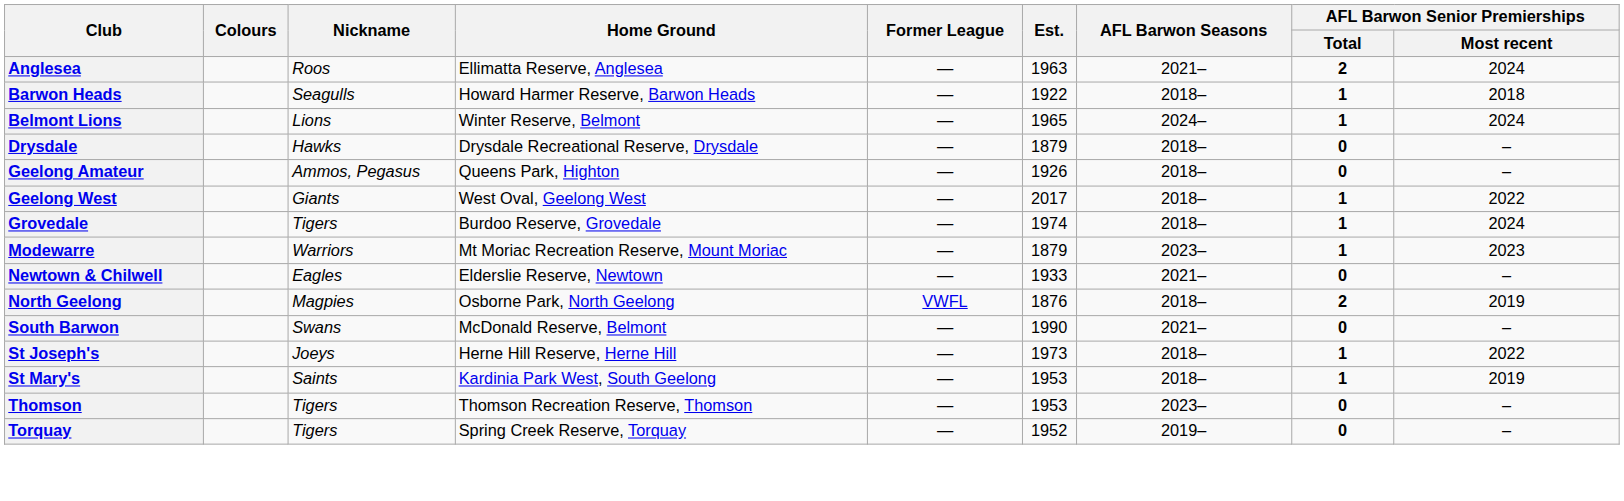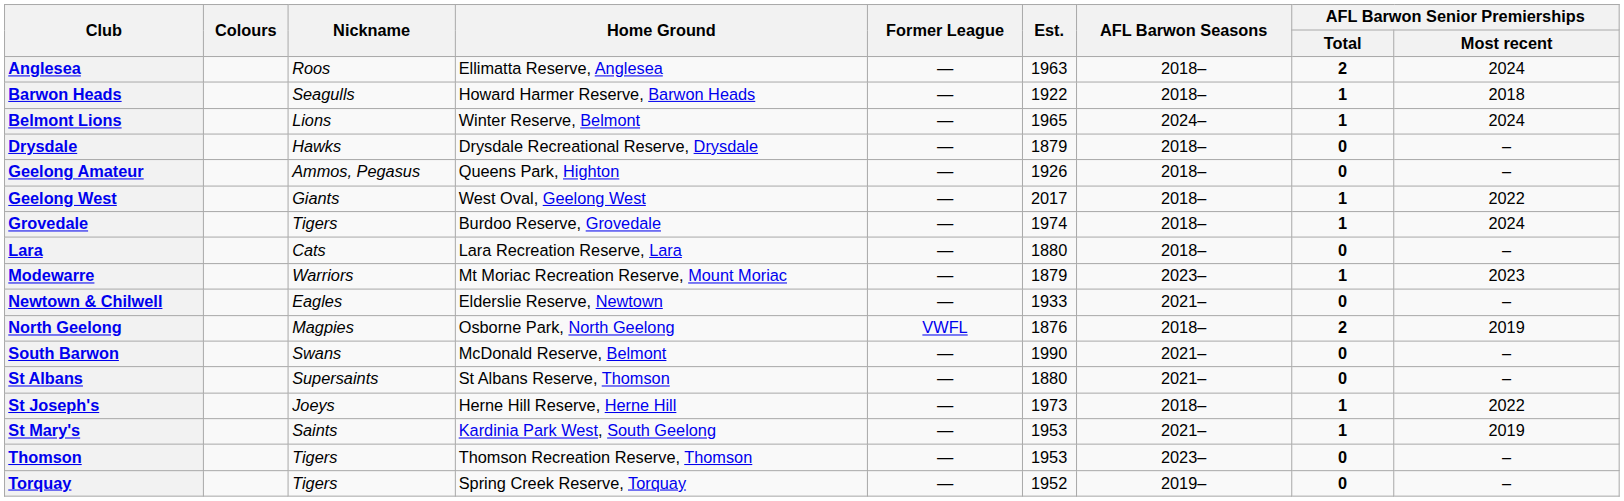(1184, 69) 2021– -> (1184, 69) 2018–
+ row: (26, 250)
+ row: (46, 379)
(1184, 379) 2018– -> (1184, 431) 2021–
